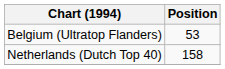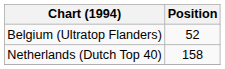(193, 34) 53 -> (193, 34) 52
